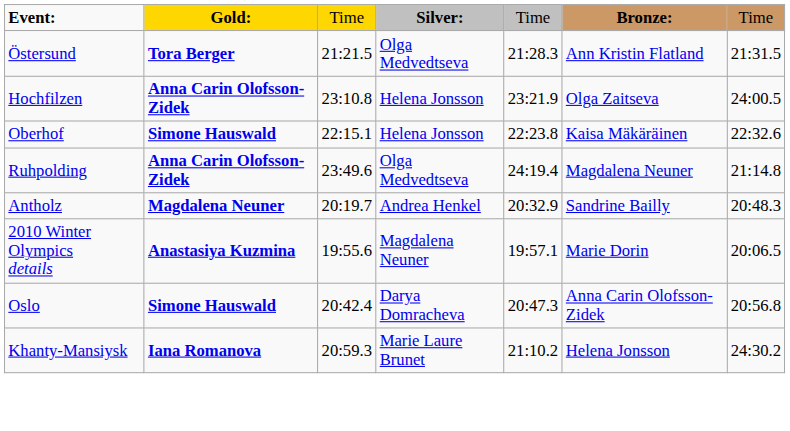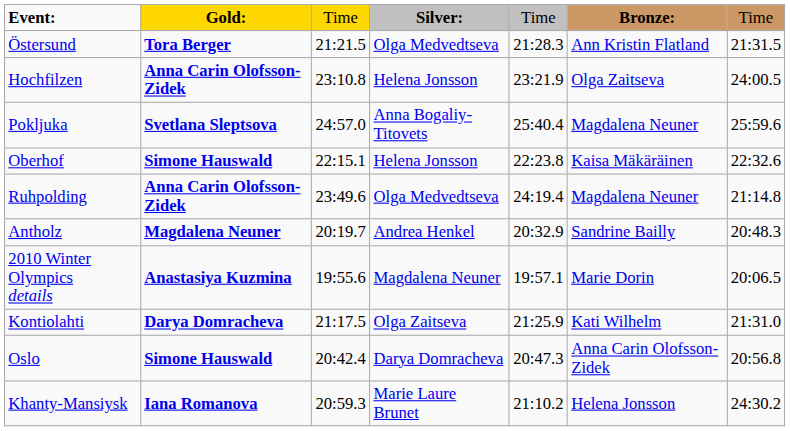+ row: (38, 124)
+ row: (46, 322)
